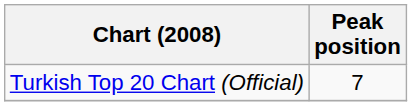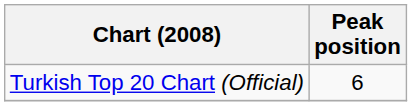(357, 82) 7 -> (357, 82) 6
